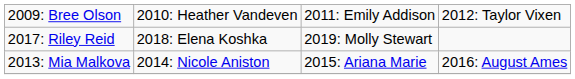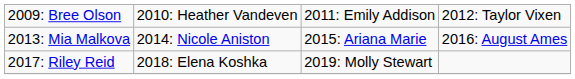rows swapped: (69, 62) <-> (61, 39)
